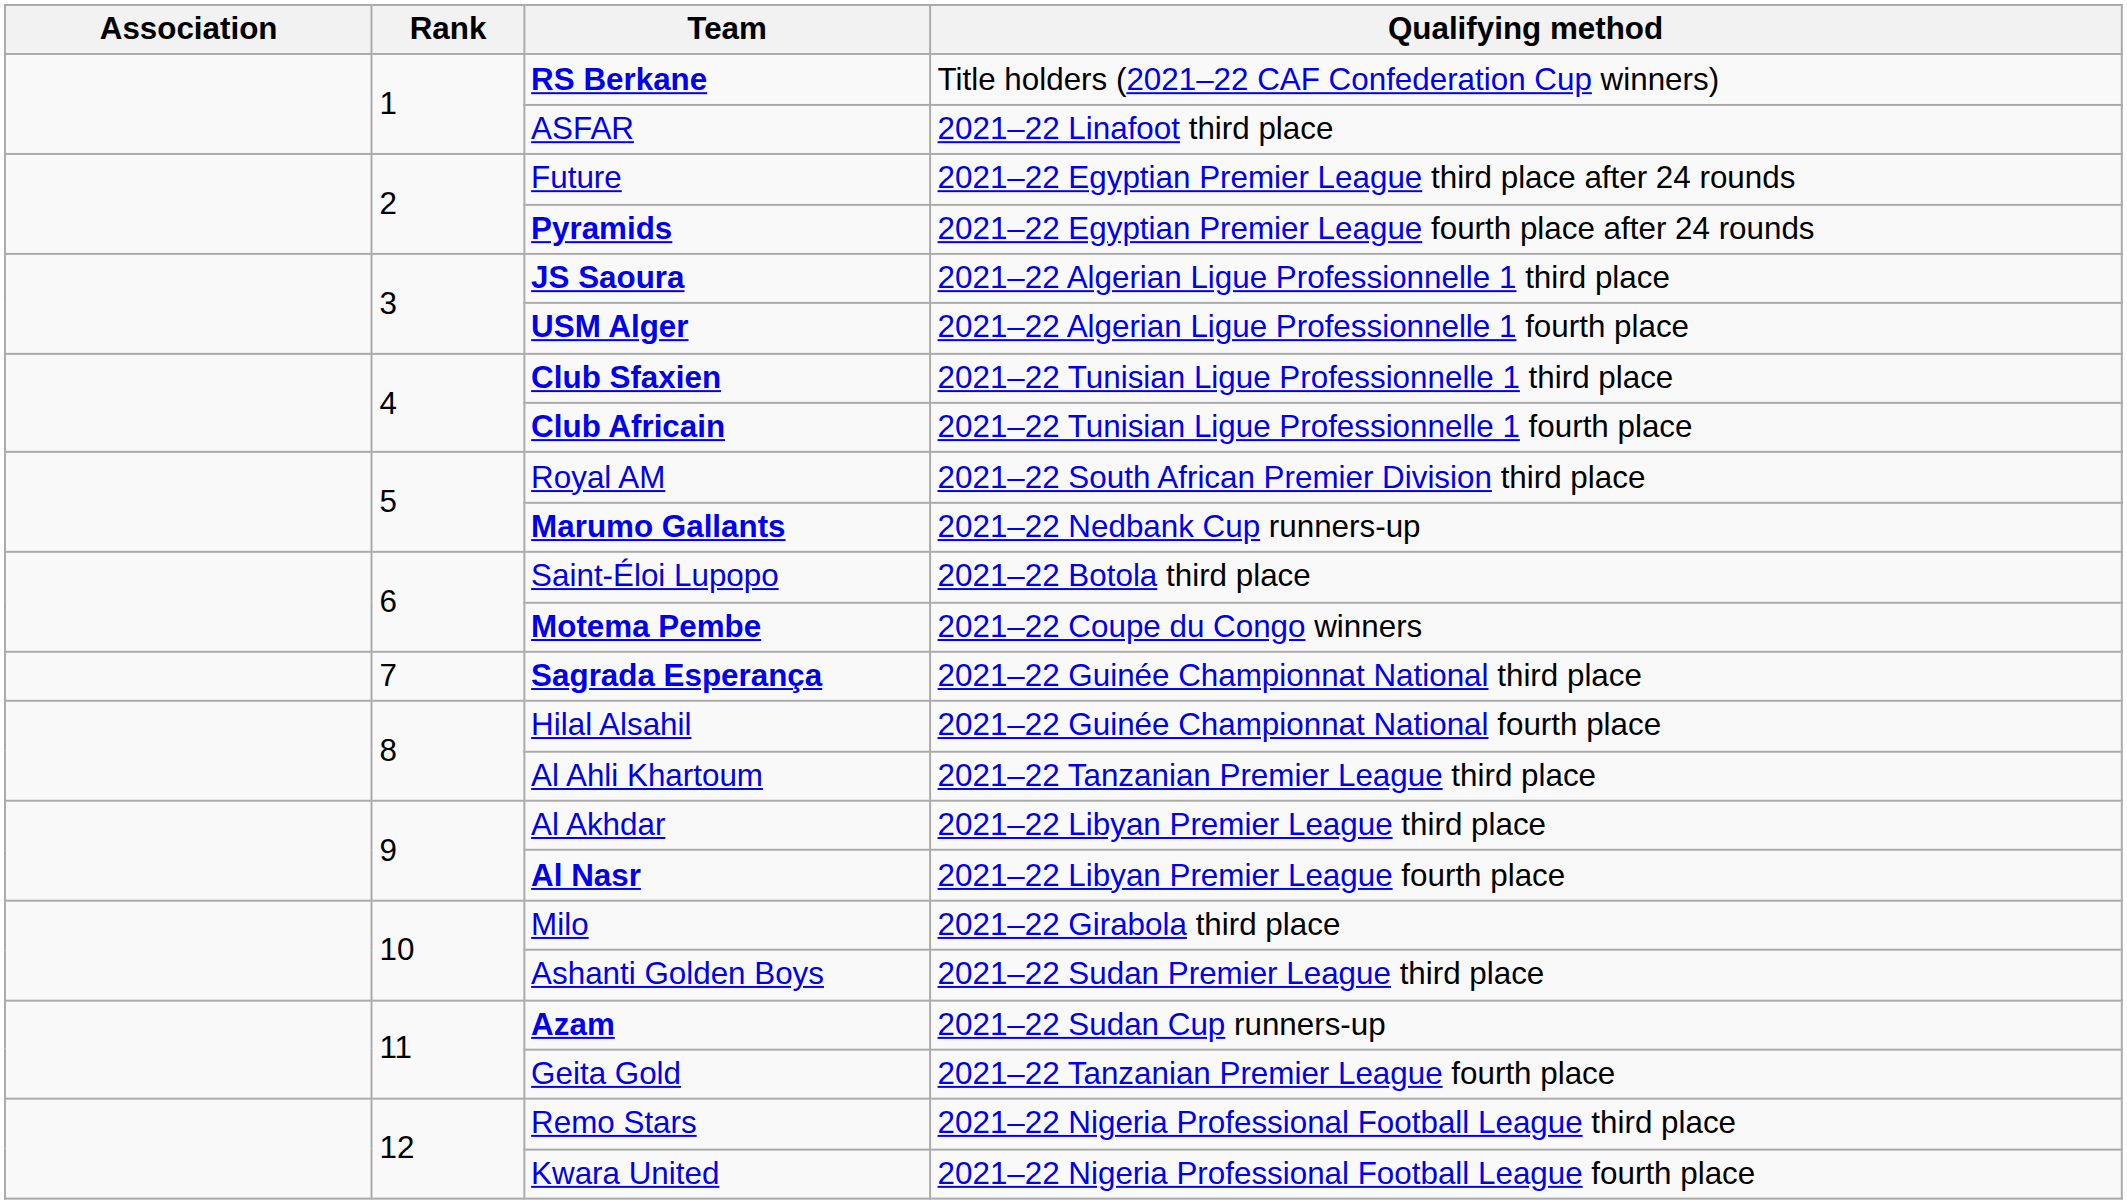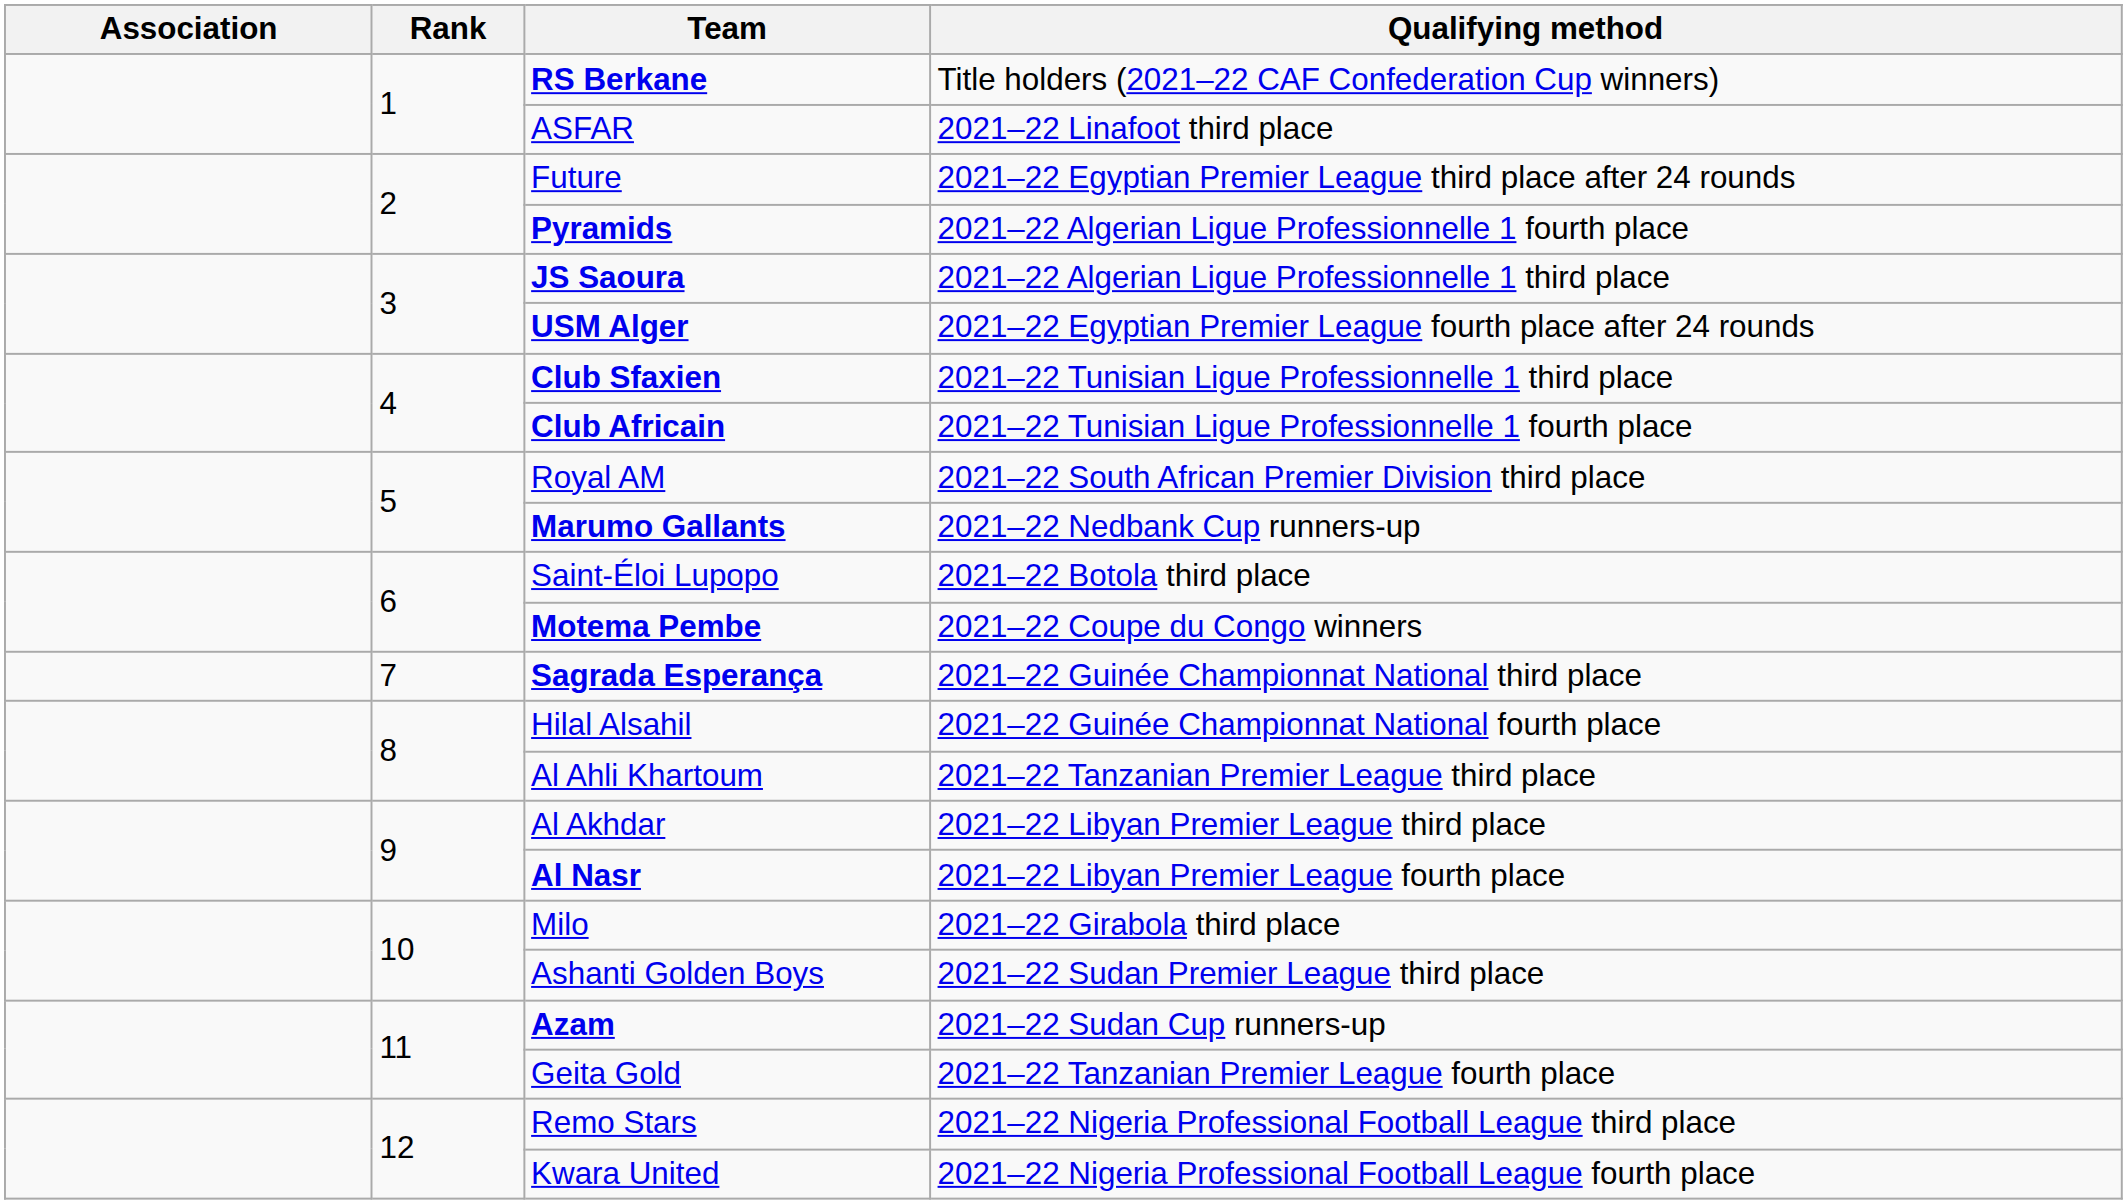(1376, 228) 2021–22 Egyptian Premier League fourth place after 24 rounds -> (1313, 228) 2021–22 Algerian Ligue Professionnelle 1 fourth place
(1313, 327) 2021–22 Algerian Ligue Professionnelle 1 fourth place -> (1376, 327) 2021–22 Egyptian Premier League fourth place after 24 rounds
